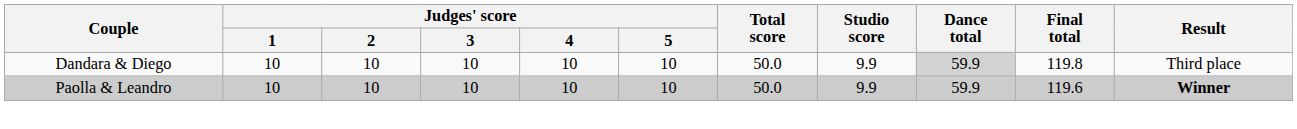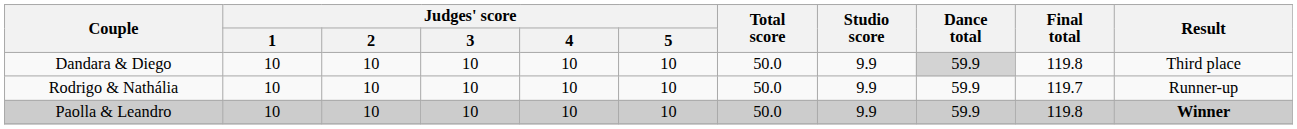+ row: (114, 87)
(1065, 87) 119.6 -> (1065, 111) 119.8
